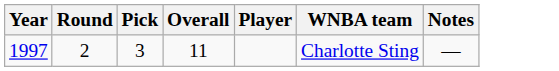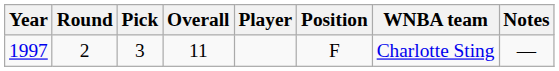+ column: (334, 19)
